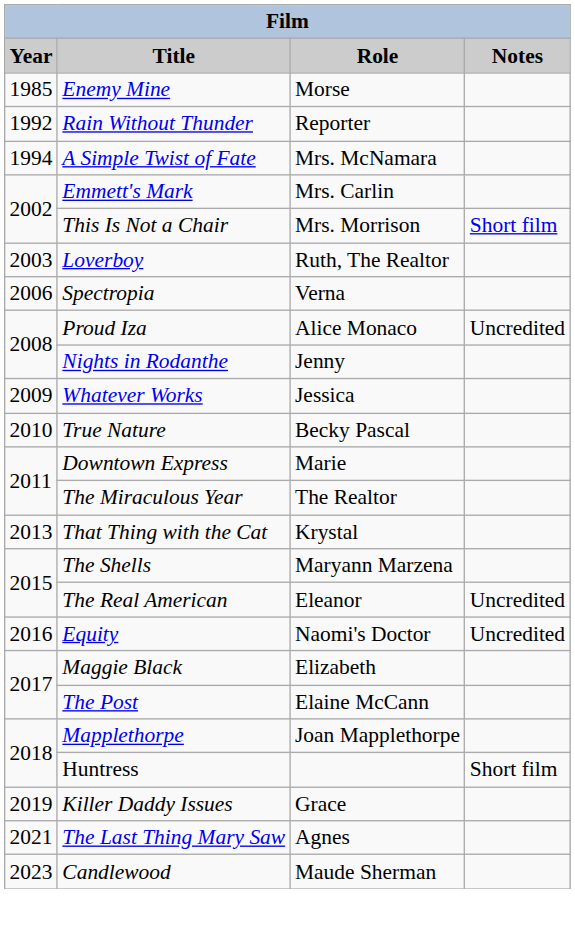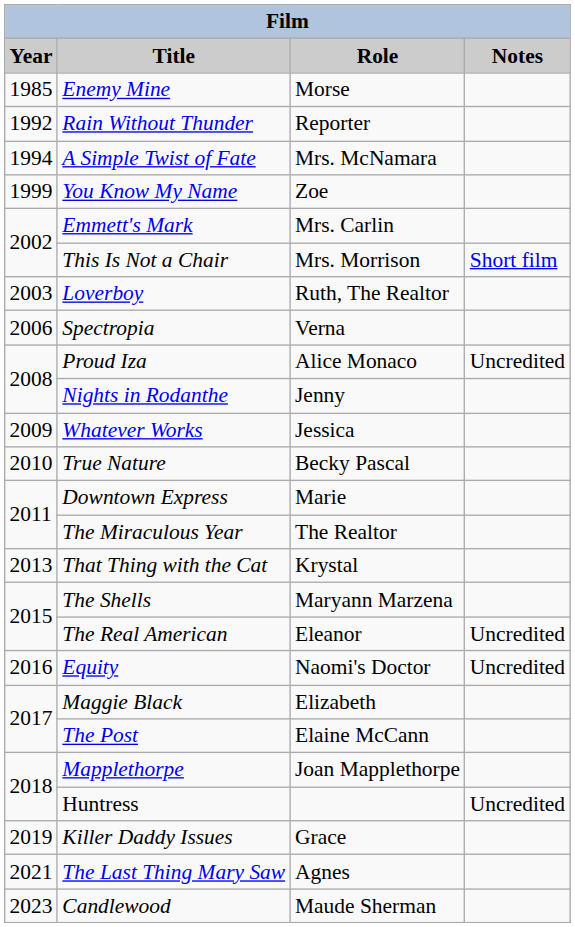+ row: (150, 191)
(514, 769) Short film -> (517, 803) Uncredited
